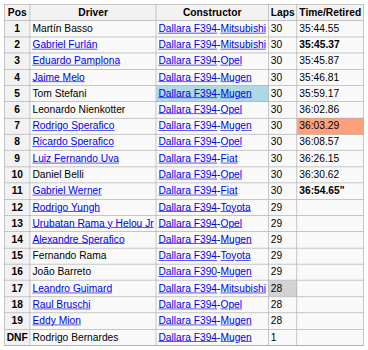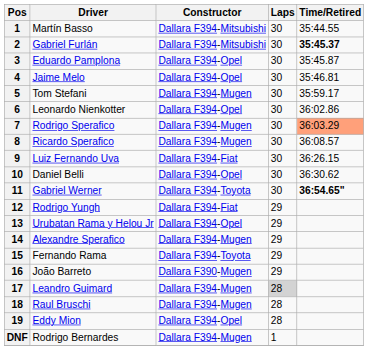(205, 77) Dallara F394-Mugen -> (200, 77) Dallara F394-Opel
(205, 93) lightblue background -> (205, 93) no background
(200, 142) Dallara F394-Opel -> (205, 142) Dallara F394-Mugen
(198, 191) Dallara F394-Fiat -> (205, 191) Dallara F394-Toyota
(205, 207) Dallara F394-Toyota -> (198, 207) Dallara F394-Fiat
(212, 288) Dallara F394-Mitsubishi -> (205, 288) Dallara F394-Mugen
(200, 304) Dallara F394-Opel -> (205, 304) Dallara F394-Mugen
(205, 321) Dallara F394-Mugen -> (200, 321) Dallara F394-Opel
